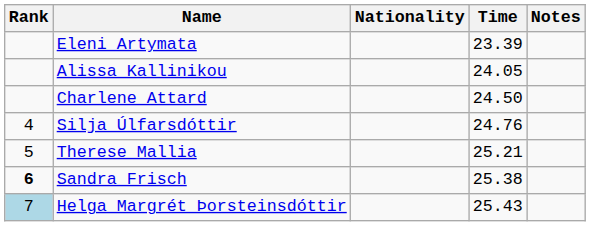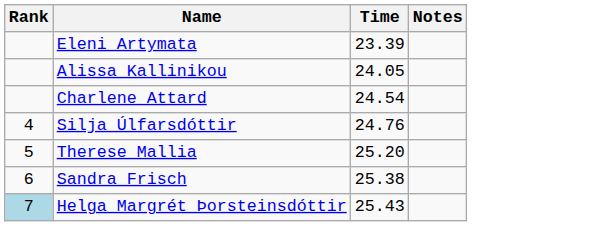- column: (410, 18)
(498, 99) 24.50 -> (380, 99) 24.54
(498, 153) 25.21 -> (380, 153) 25.20
(29, 180) bold -> (29, 180) normal
